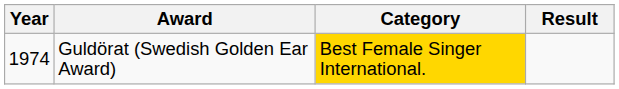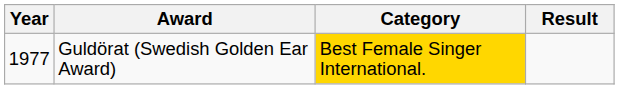(29, 58) 1974 -> (29, 58) 1977
